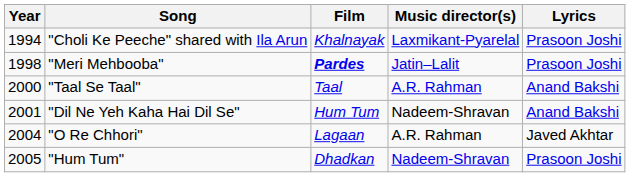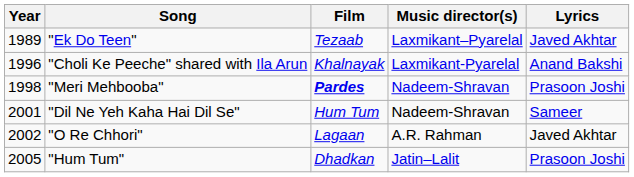+ row: (92, 40)
(25, 40) 1994 -> (25, 64) 1996
(574, 40) Prasoon Joshi -> (576, 64) Anand Bakshi
(425, 64) Jatin–Lalit -> (450, 87) Nadeem-Shravan
- row: (94, 87)
(573, 111) Anand Bakshi -> (556, 111) Sameer
(25, 135) 2004 -> (25, 135) 2002
(450, 159) Nadeem-Shravan -> (425, 159) Jatin–Lalit
